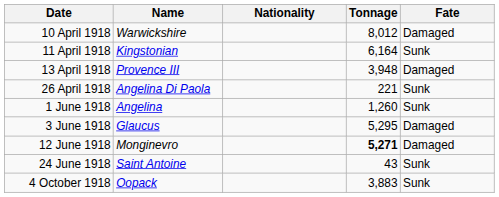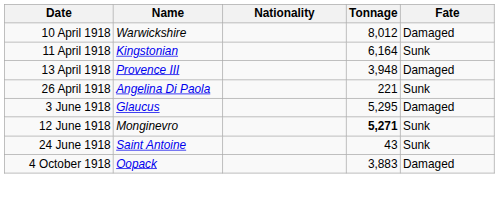- row: (78, 107)
(429, 145) Damaged -> (416, 126) Sunk
(416, 182) Sunk -> (429, 164) Damaged
